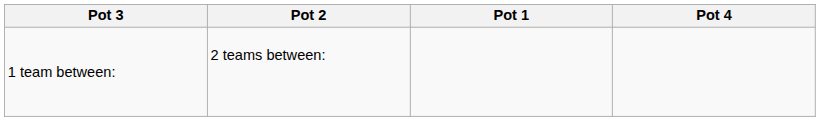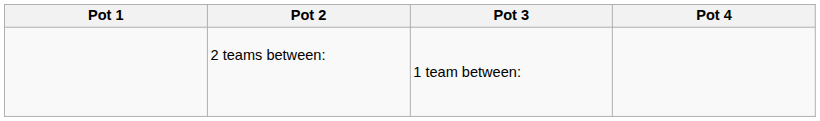columns swapped: (511, 16) <-> (106, 16)
